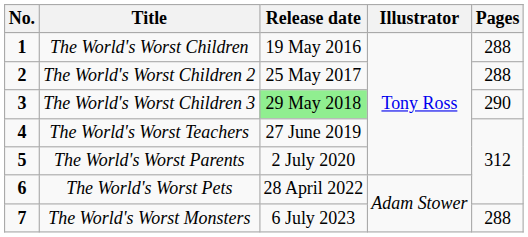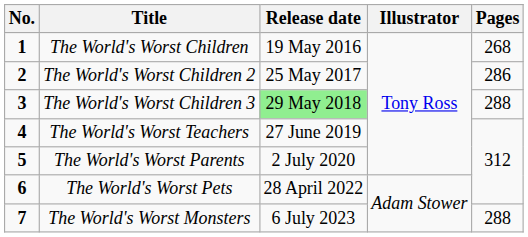(498, 47) 288 -> (498, 47) 268
(498, 75) 288 -> (498, 75) 286
(498, 103) 290 -> (498, 103) 288
